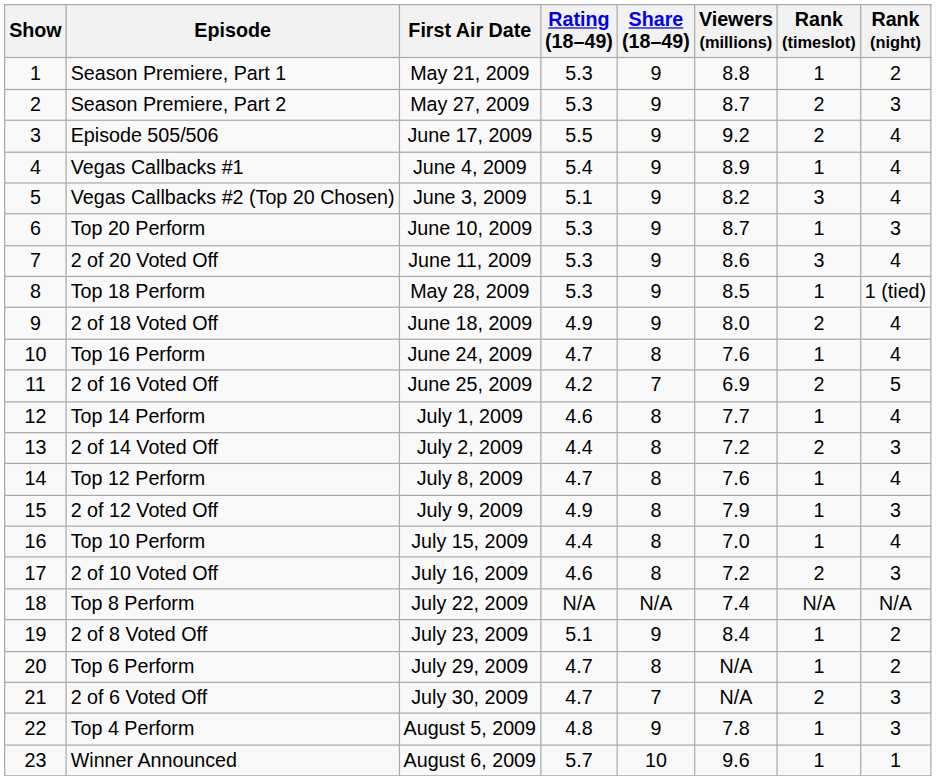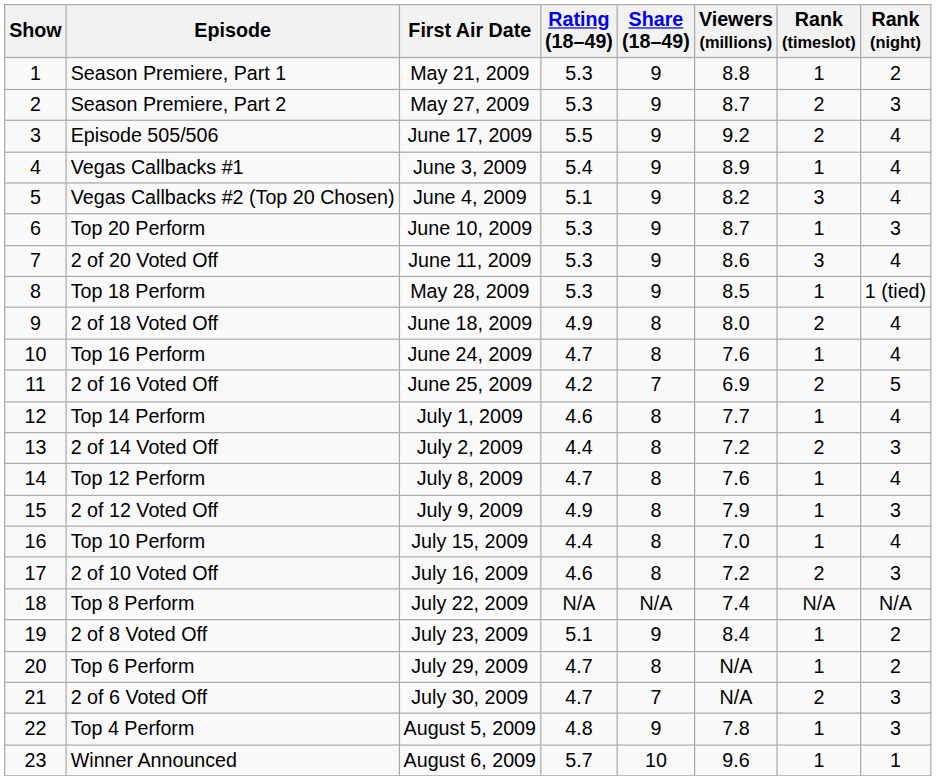(470, 167) June 4, 2009 -> (470, 167) June 3, 2009
(470, 198) June 3, 2009 -> (470, 198) June 4, 2009
(656, 323) 9 -> (656, 323) 8
